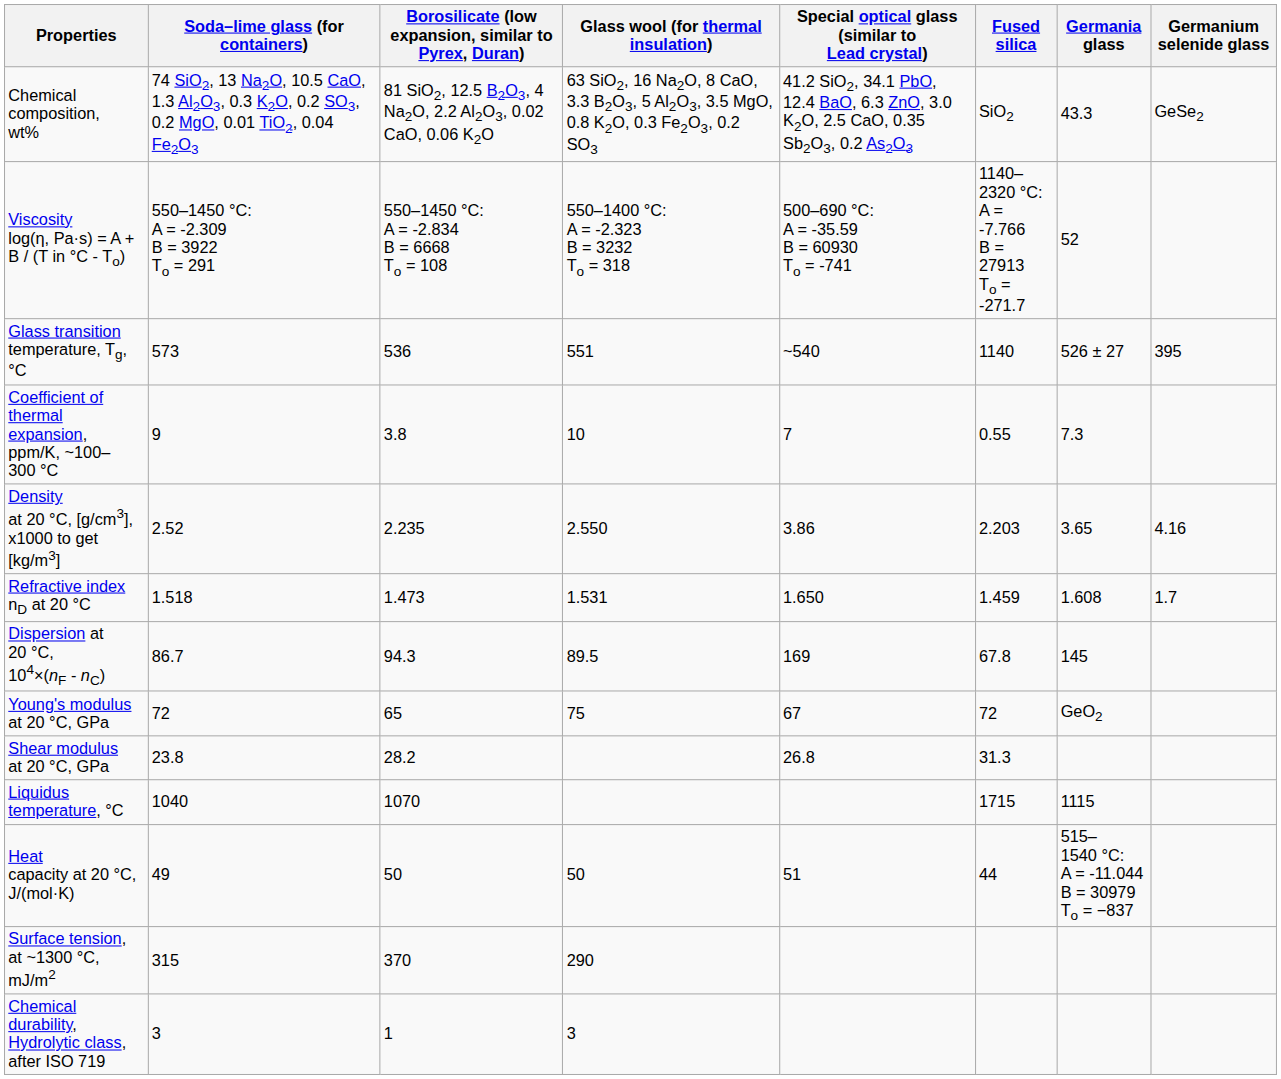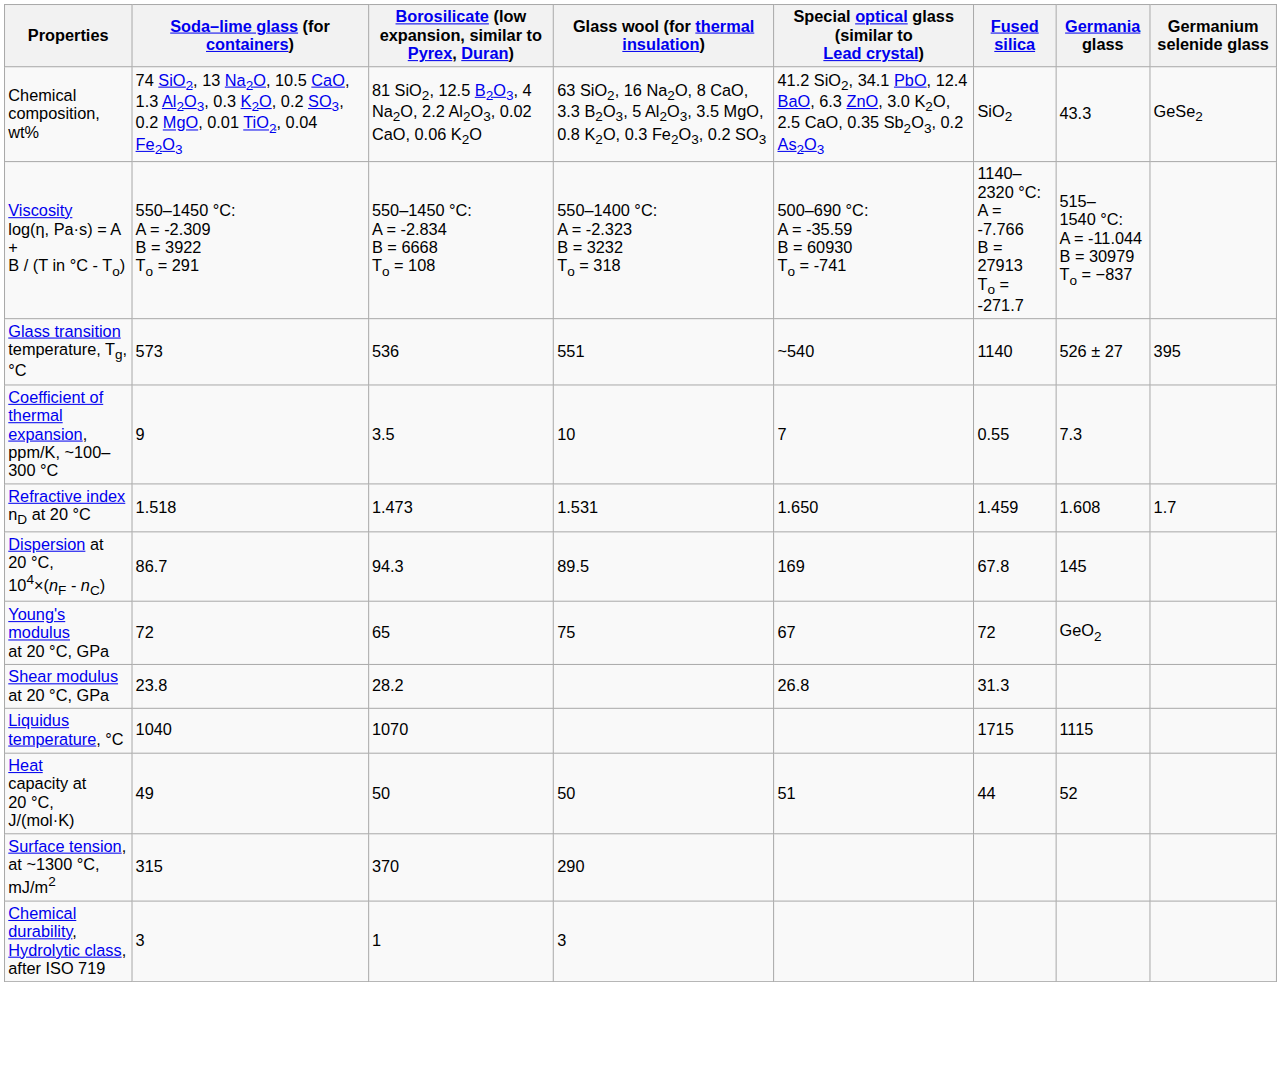(1070, 239) 52 -> (1101, 240) 515–1540 °C: A = -11.044 B = 30979 To = −837
(395, 434) 3.8 -> (383, 434) 3.5
- row: (71, 528)
(1102, 875) 515–1540 °C: A = -11.044 B = 30979 To = −837 -> (1069, 793) 52
